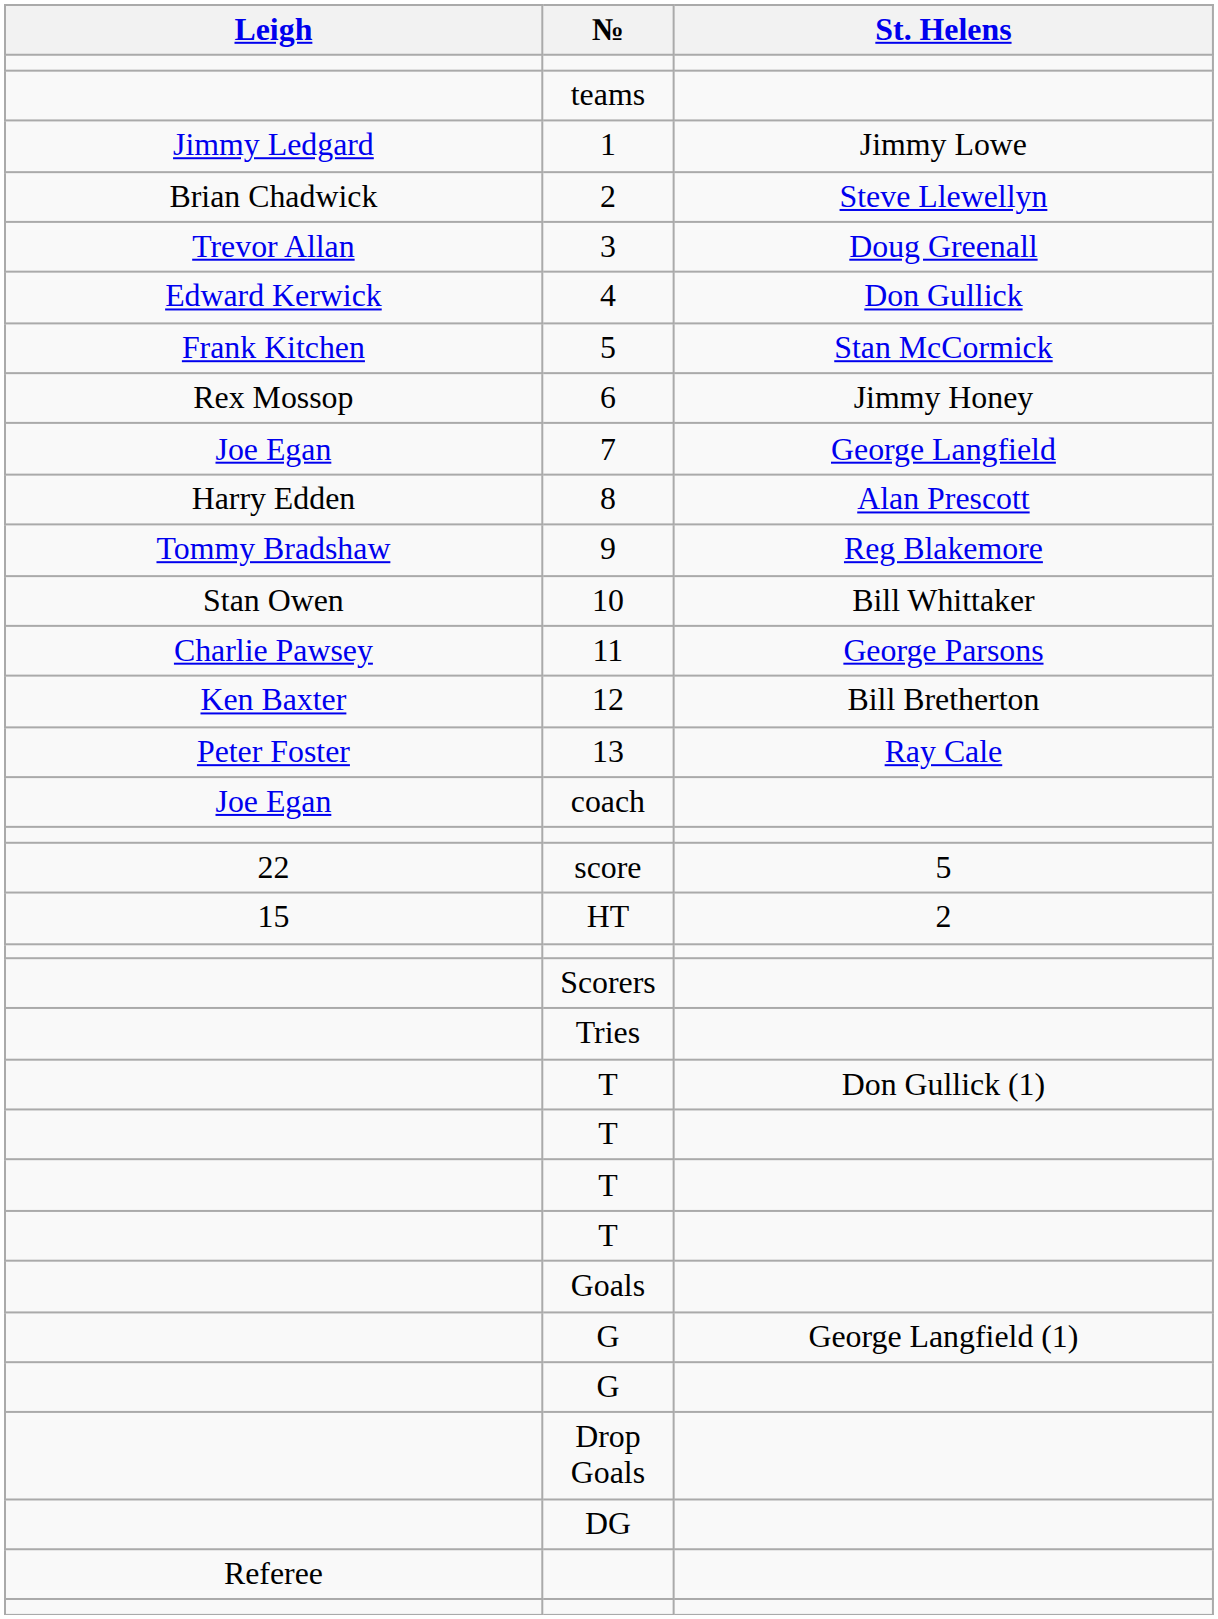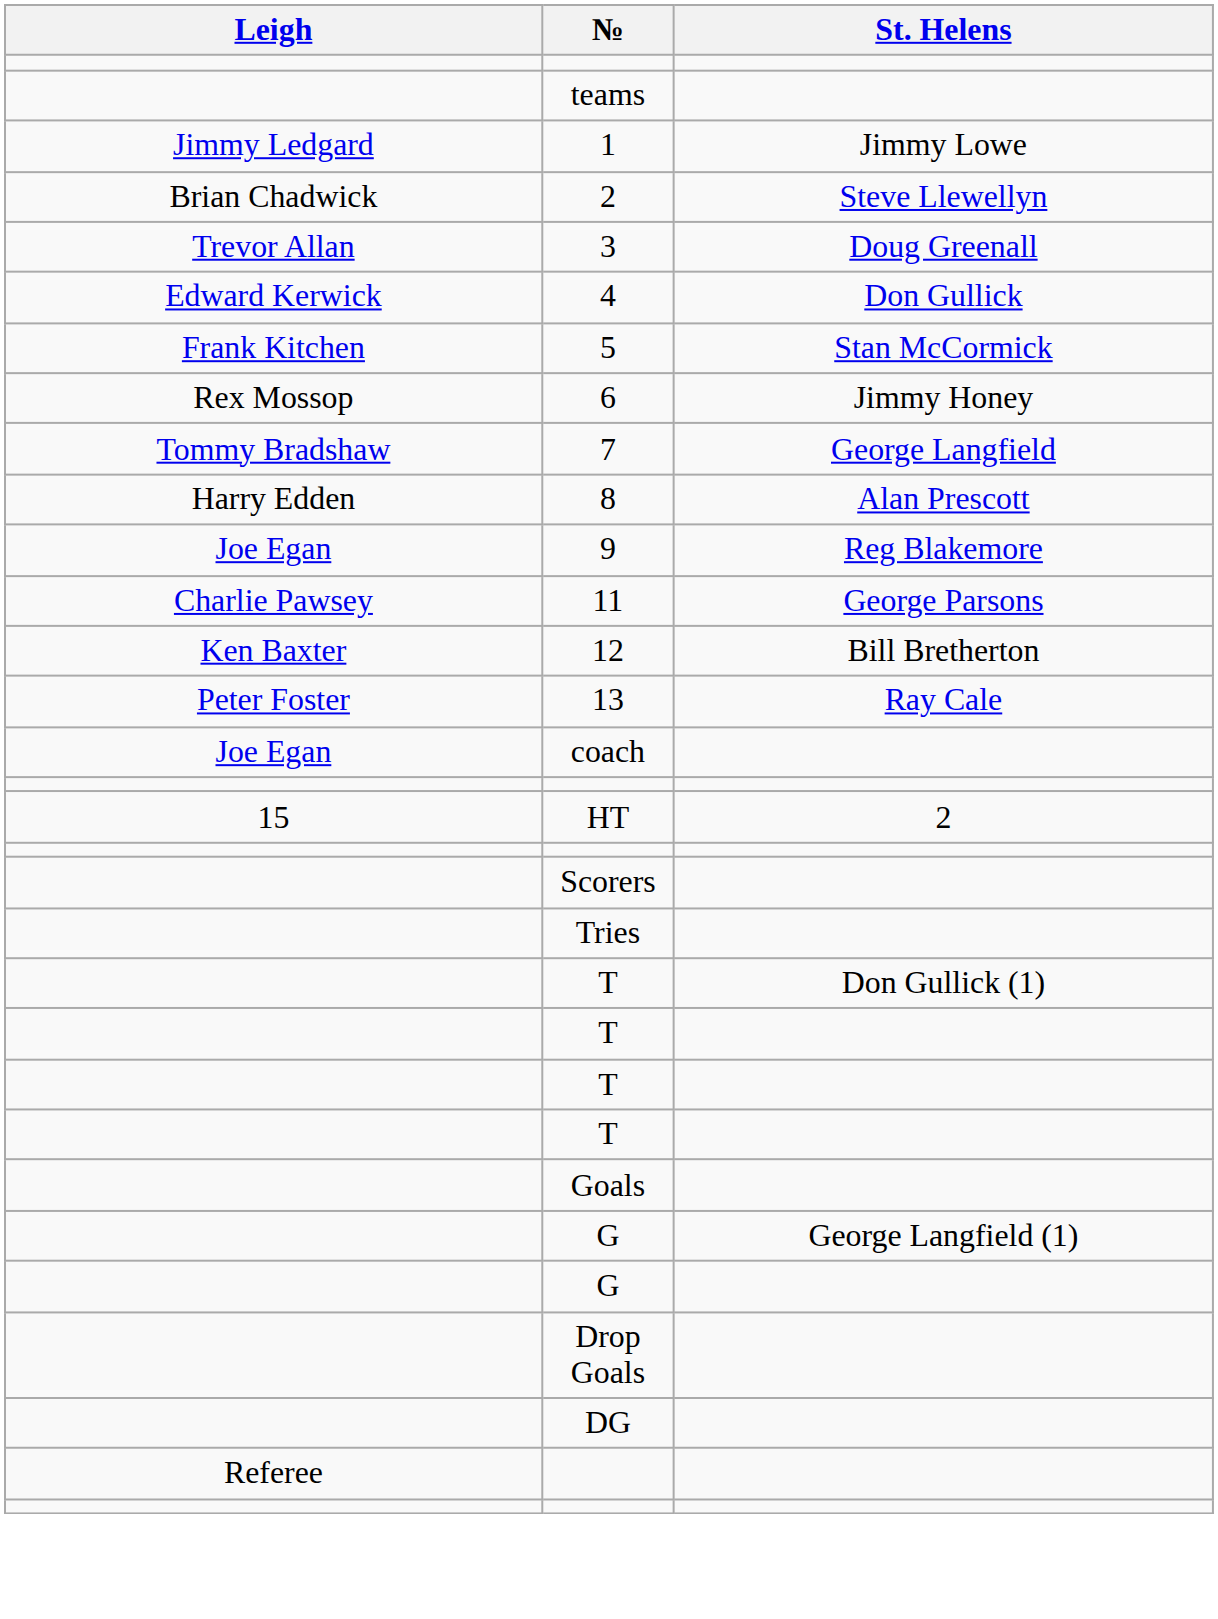(273, 448) Joe Egan -> (273, 448) Tommy Bradshaw
(273, 549) Tommy Bradshaw -> (273, 549) Joe Egan
- row: (608, 599)
- row: (608, 867)
